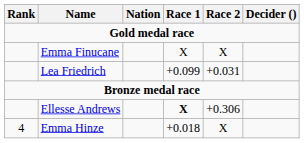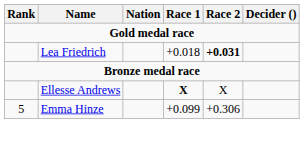- row: (80, 52)
(183, 71) +0.099 -> (183, 52) +0.018
(223, 71) normal -> (223, 52) bold
(223, 109) +0.306 -> (223, 90) X
(21, 128) 4 -> (21, 109) 5
(183, 128) +0.018 -> (183, 109) +0.099
(223, 128) X -> (223, 109) +0.306
